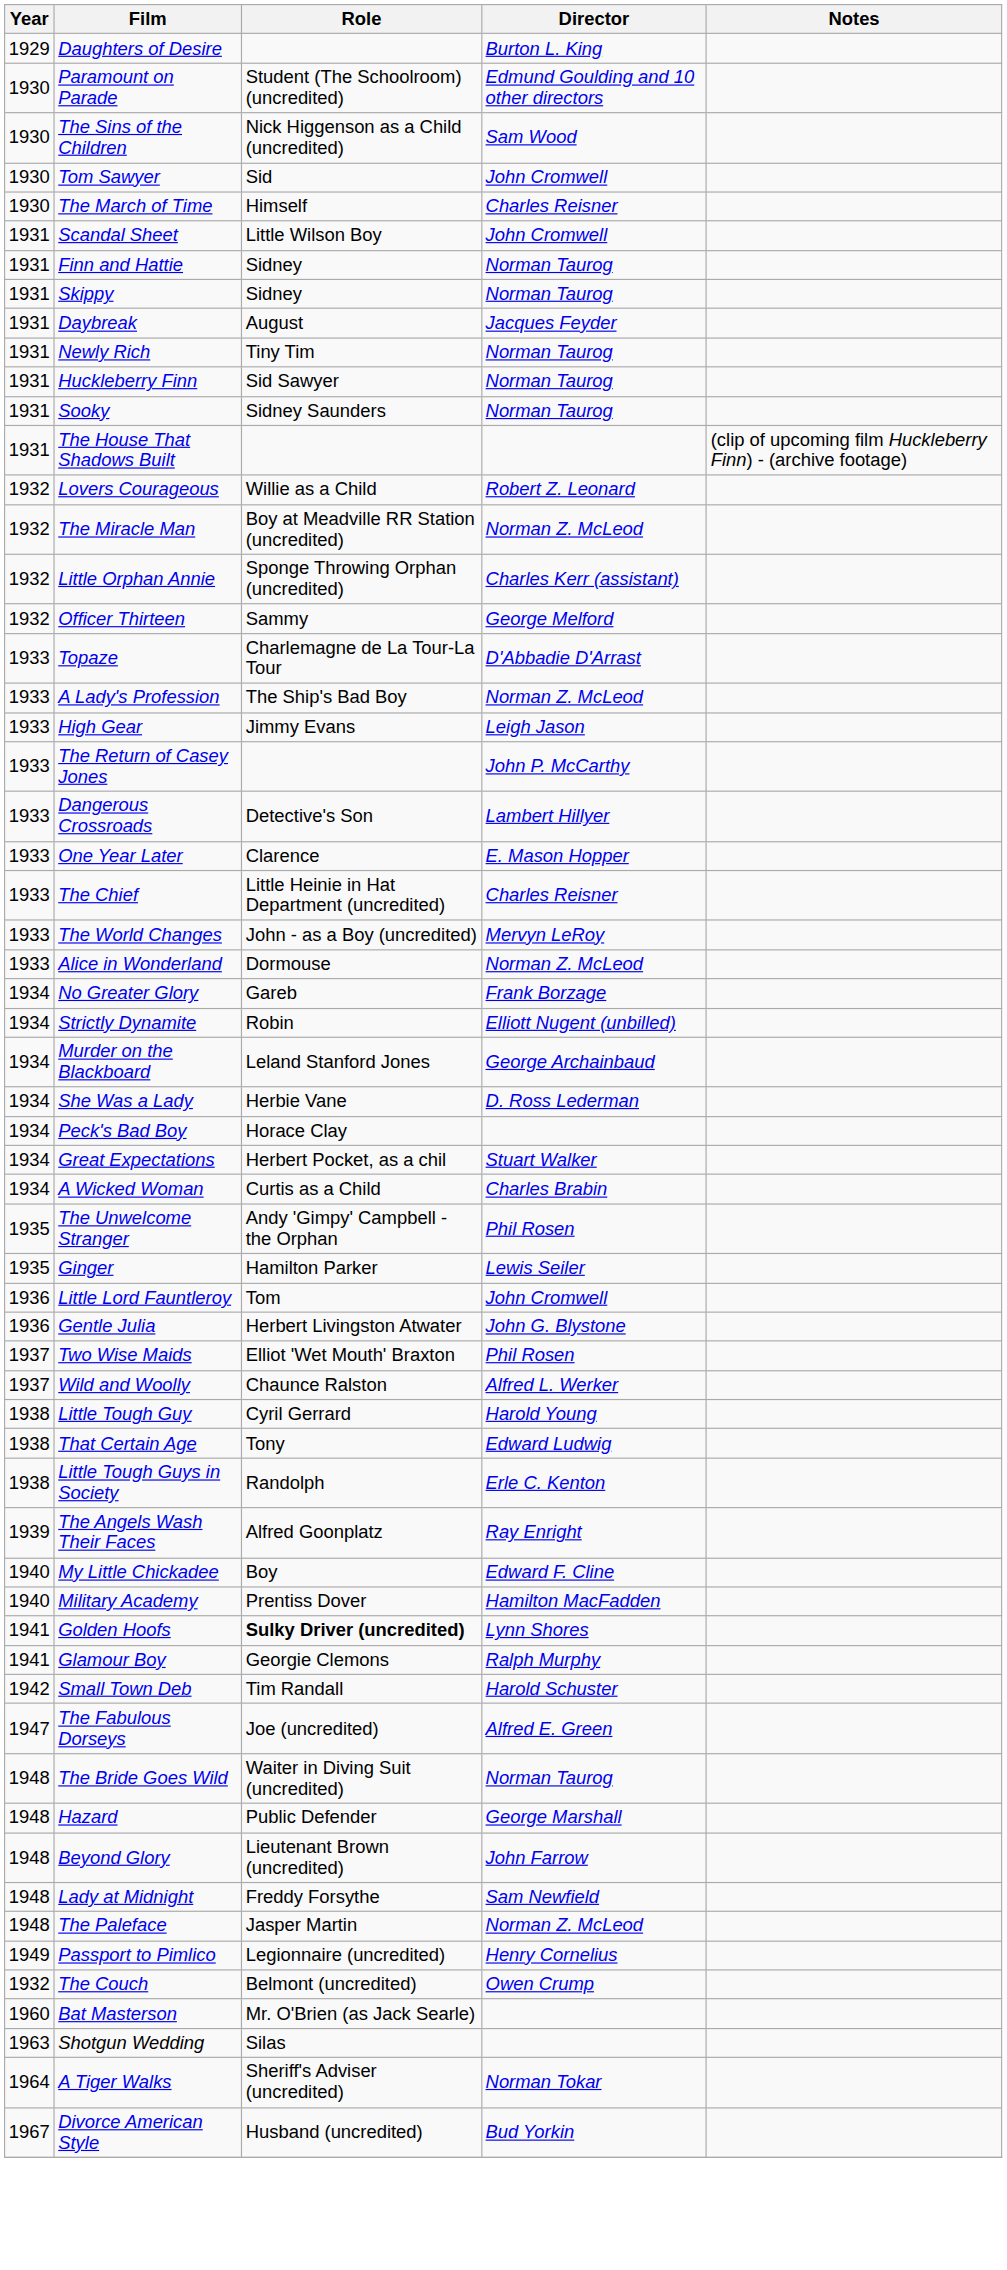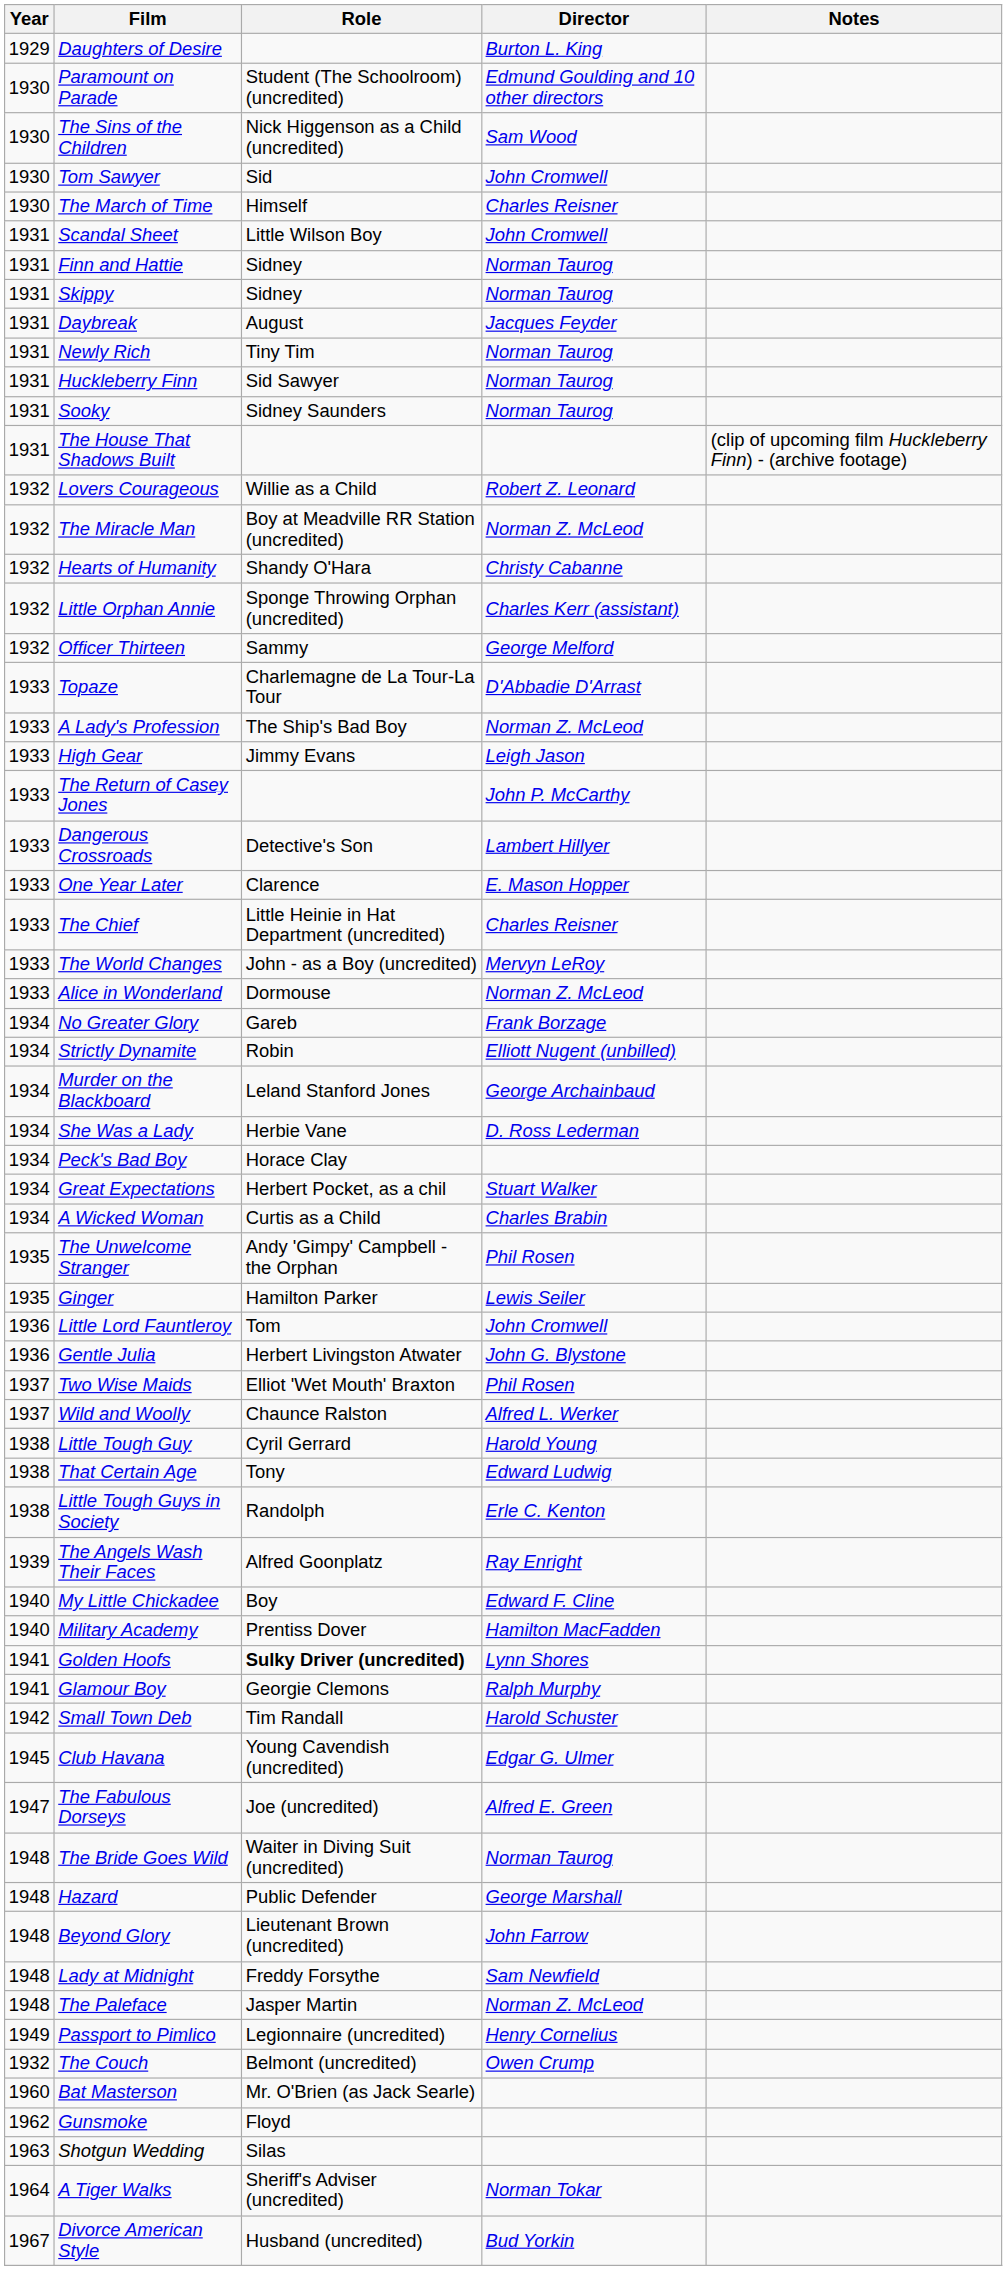+ row: (137, 568)
+ row: (111, 1757)
+ row: (103, 2121)
